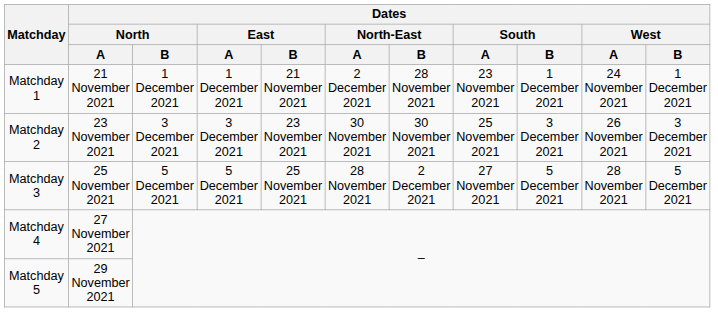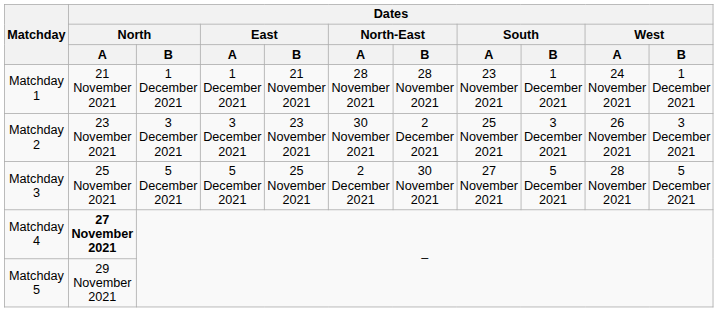(357, 88) 2 December 2021 -> (361, 88) 28 November 2021
(421, 137) 30 November 2021 -> (425, 137) 2 December 2021
(357, 185) 28 November 2021 -> (361, 185) 2 December 2021
(421, 185) 2 December 2021 -> (425, 185) 30 November 2021
(101, 234) normal -> (102, 234) bold
